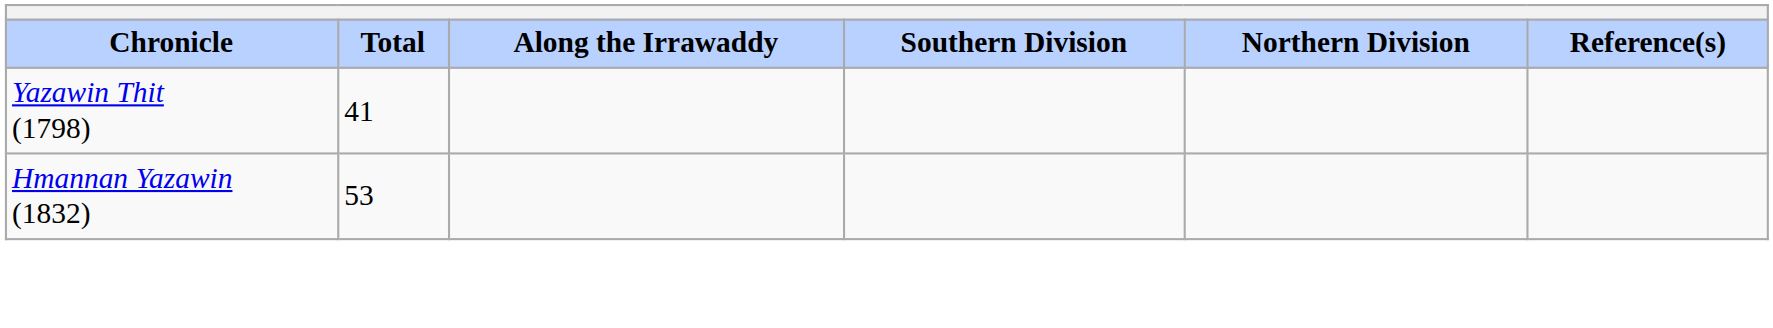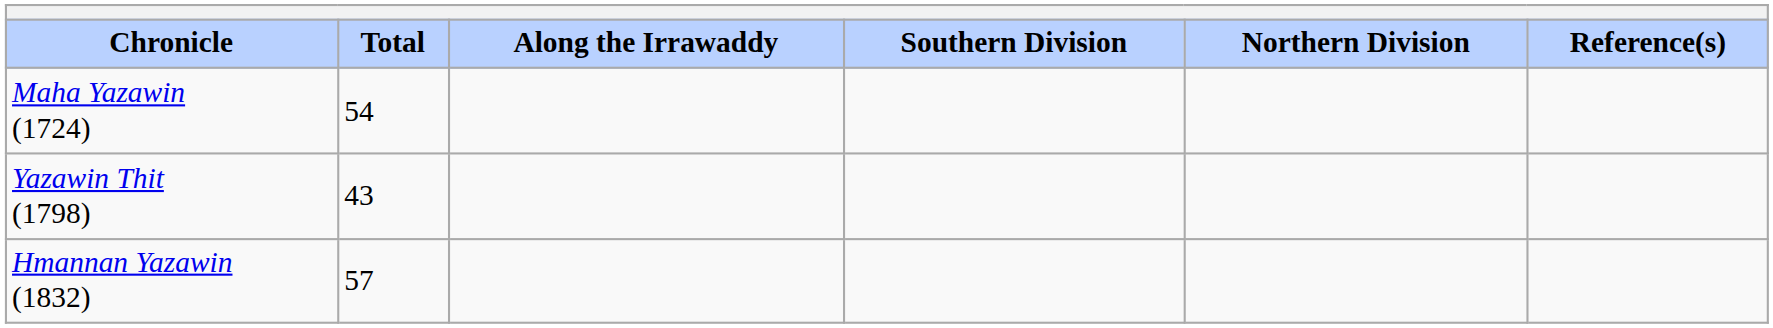+ row: (99, 110)
(359, 110) 41 -> (359, 195) 43
(359, 195) 53 -> (359, 279) 57
